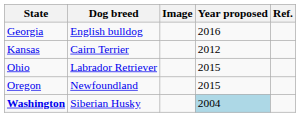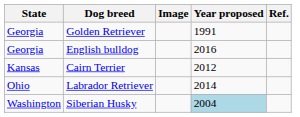+ row: (105, 31)
(209, 67) 2015 -> (205, 85) 2014
- row: (104, 85)
(36, 103) bold -> (34, 103) normal
